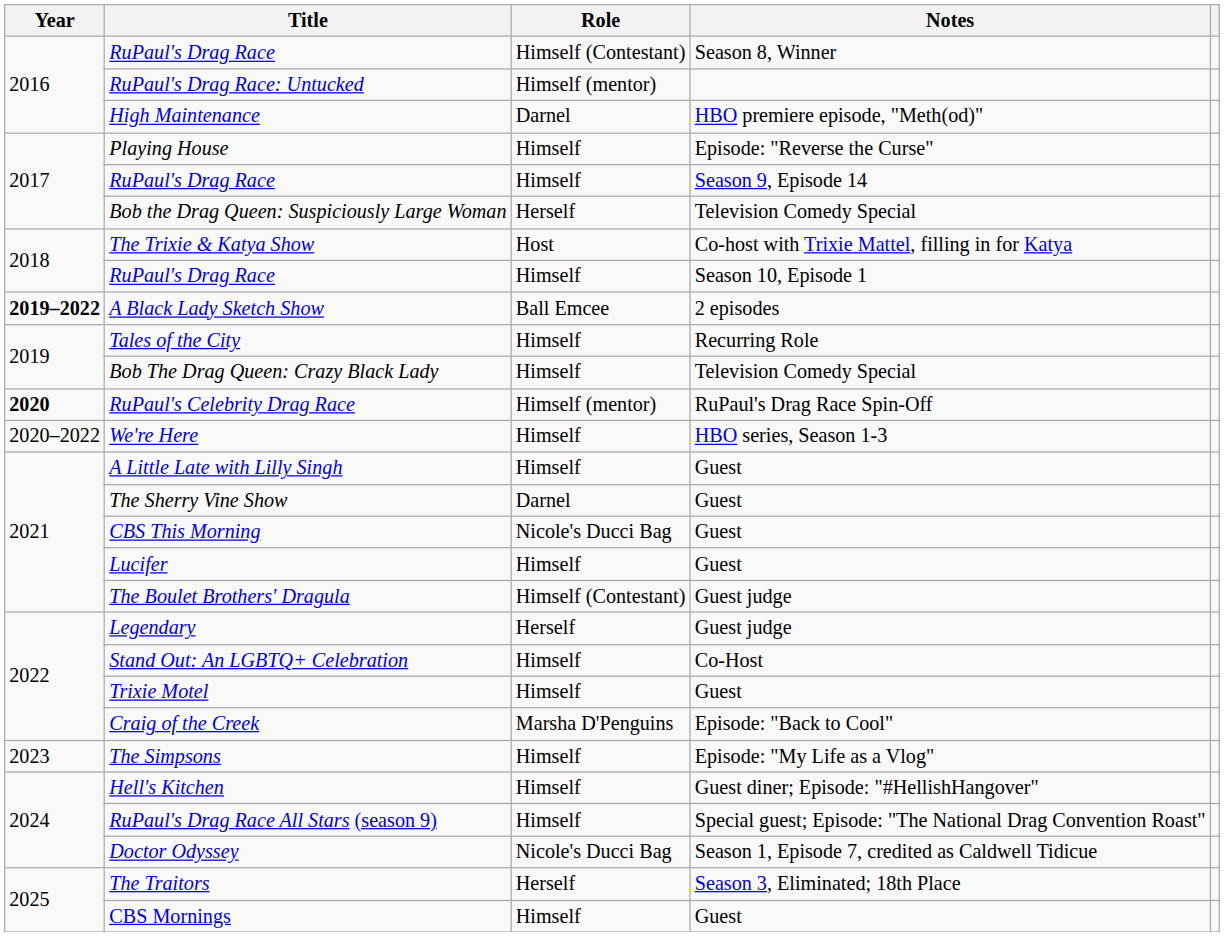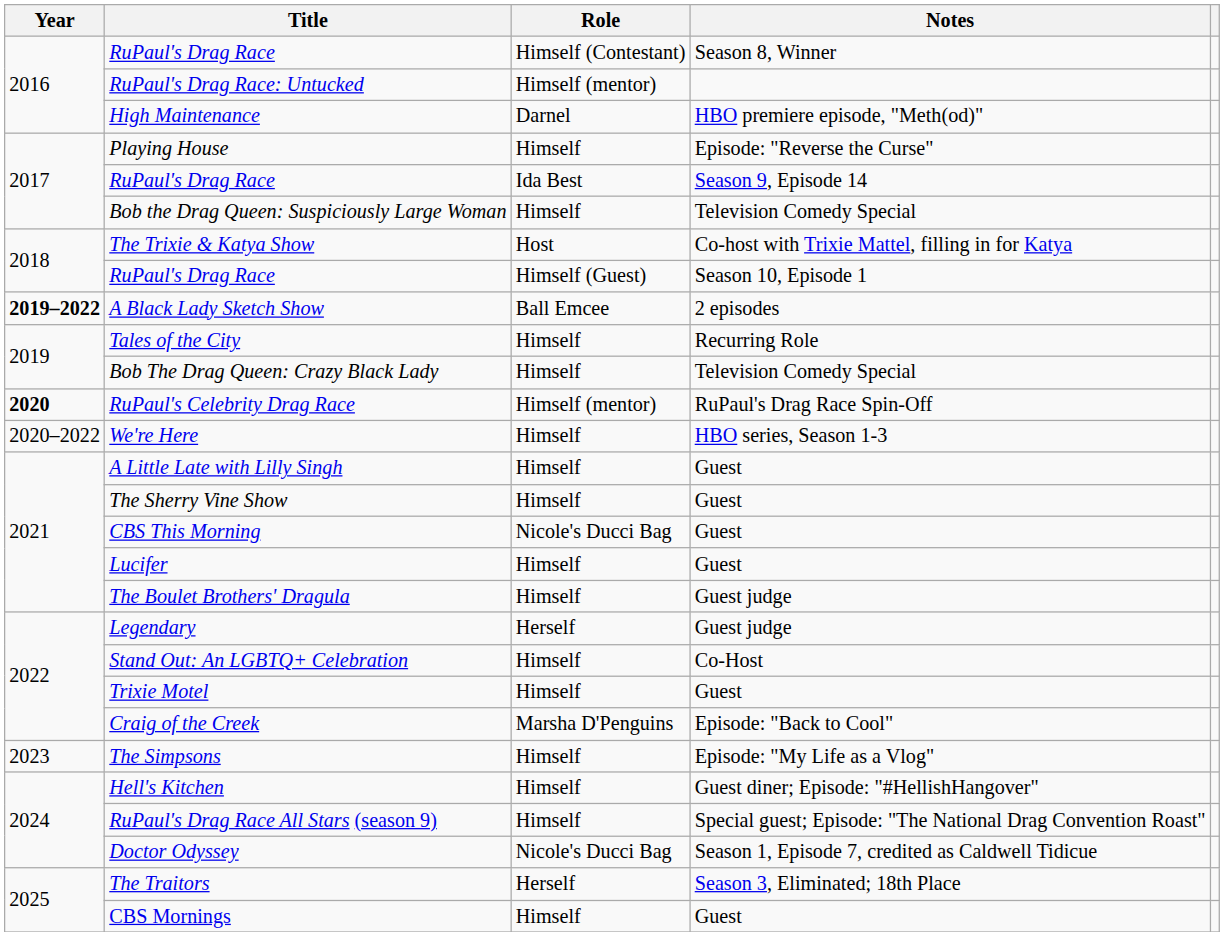(548, 180) Himself -> (549, 180) Ida Best
(545, 212) Herself -> (548, 212) Himself
(548, 276) Himself -> (581, 276) Himself (Guest)
(543, 500) Darnel -> (548, 500) Himself
(601, 595) Himself (Contestant) -> (548, 595) Himself
